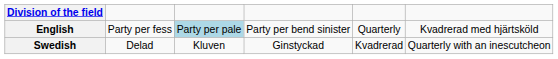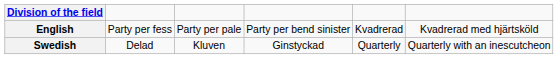(209, 29) lightblue background -> (209, 29) no background
(379, 29) Quarterly -> (379, 29) Kvadrerad
(379, 45) Kvadrerad -> (379, 45) Quarterly
